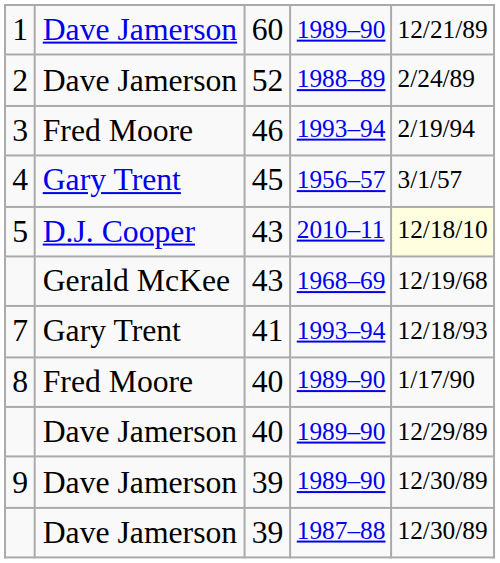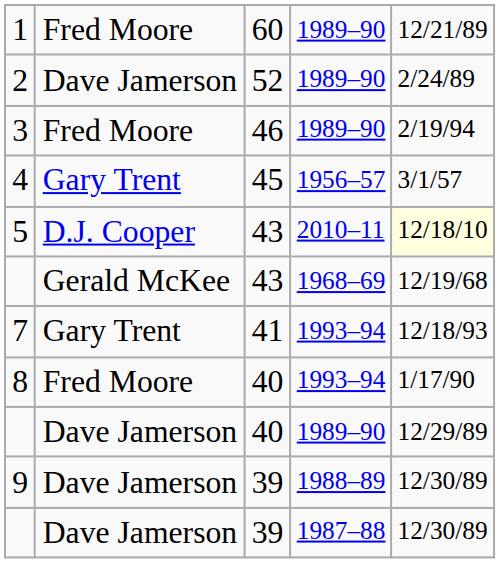(140, 29) Dave Jamerson -> (118, 29) Fred Moore
(341, 79) 1988–89 -> (341, 79) 1989–90
(341, 130) 1993–94 -> (341, 130) 1989–90
(341, 381) 1989–90 -> (341, 381) 1993–94
(341, 481) 1989–90 -> (341, 481) 1988–89
